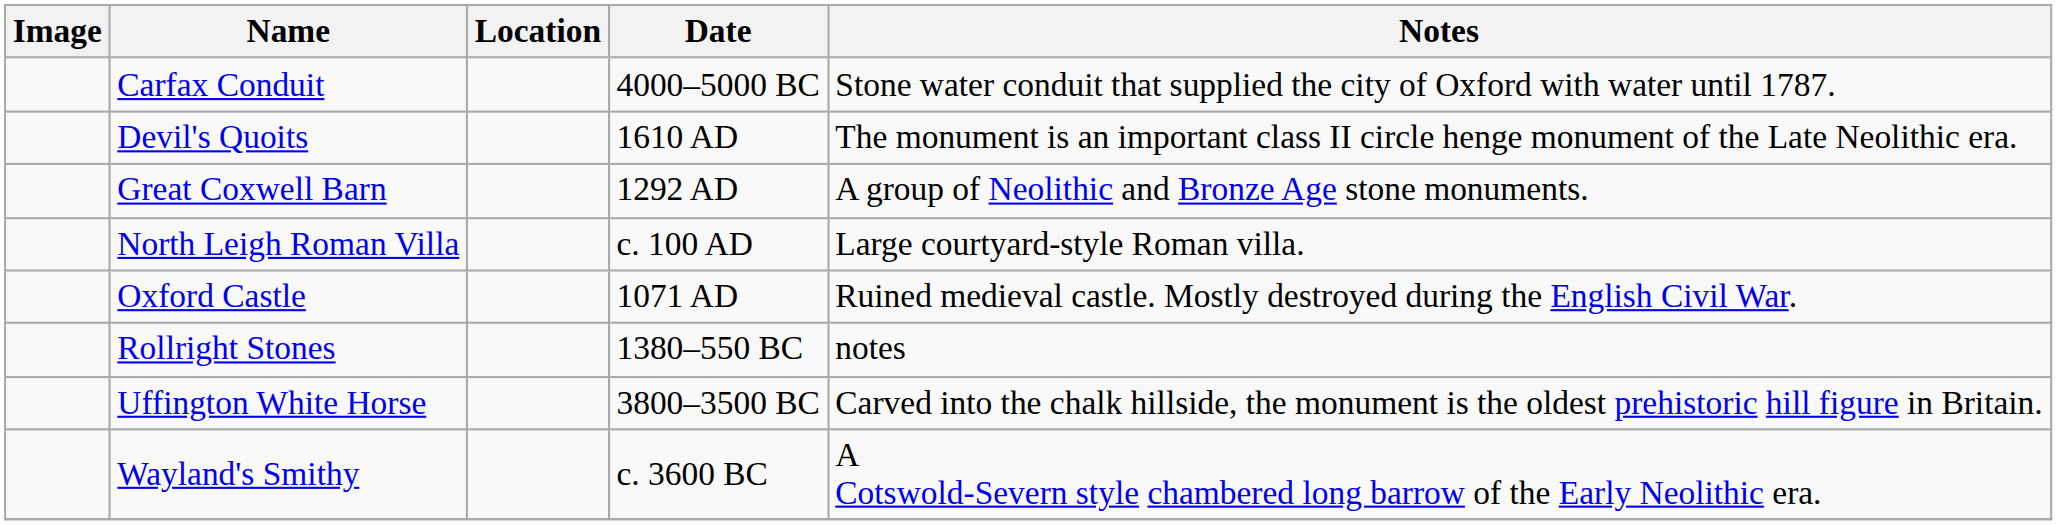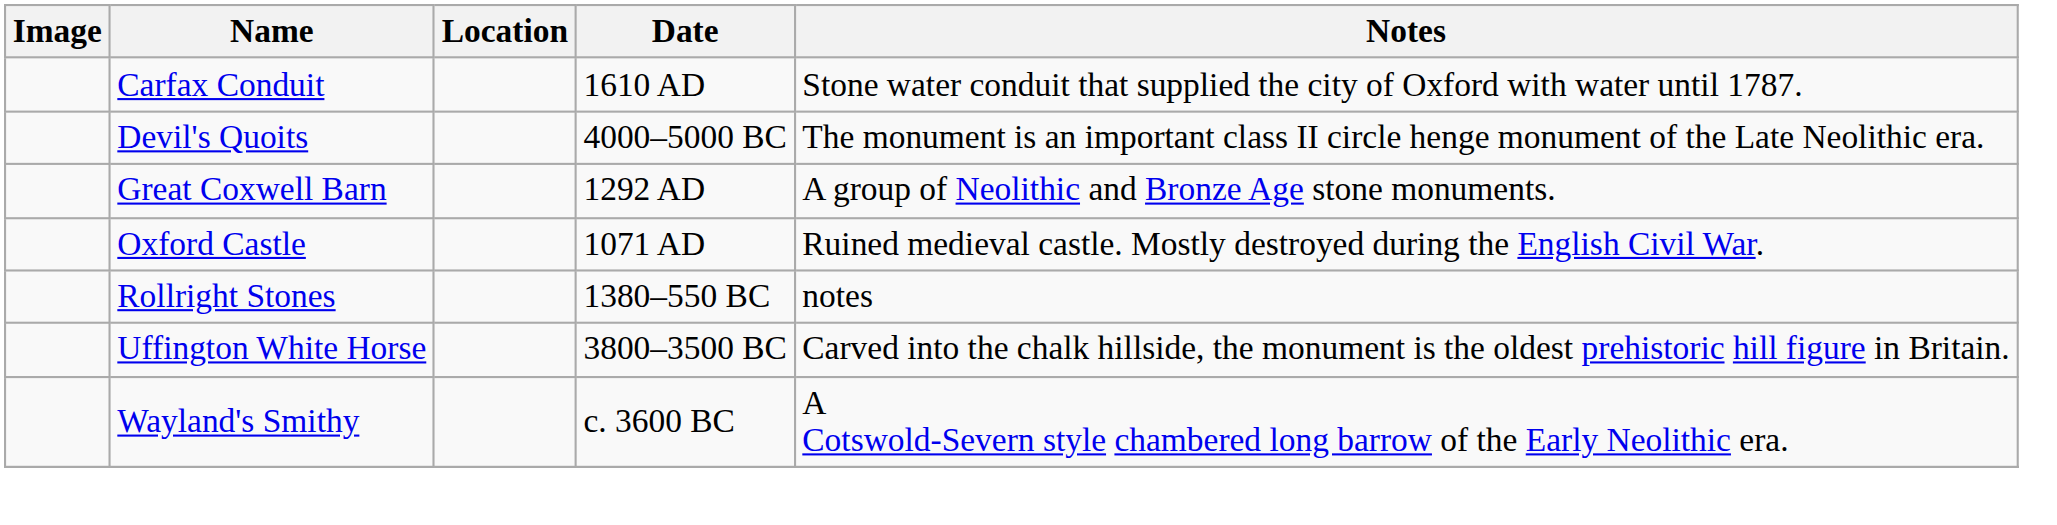(718, 84) 4000–5000 BC -> (644, 84) 1610 AD
(677, 137) 1610 AD -> (685, 137) 4000–5000 BC
- row: (288, 243)
